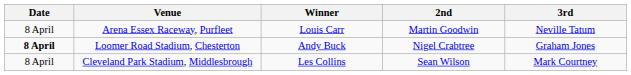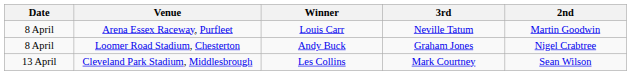columns swapped: (444, 12) <-> (565, 12)
(39, 45) bold -> (39, 45) normal
(39, 62) 8 April -> (39, 62) 13 April
